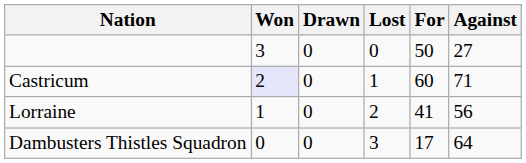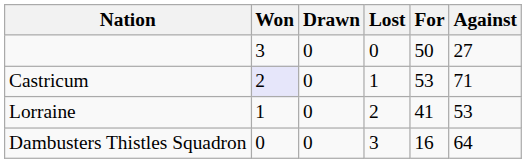(424, 81) 60 -> (424, 81) 53
(463, 111) 56 -> (463, 111) 53
(424, 142) 17 -> (424, 142) 16
